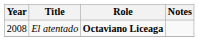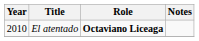(17, 28) 2008 -> (17, 28) 2010
